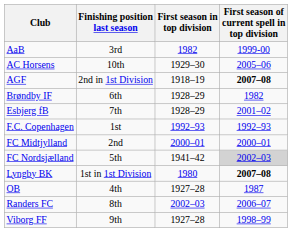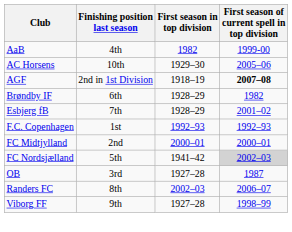(116, 49) 3rd -> (116, 49) 4th
- row: (29, 173)
(116, 188) 4th -> (116, 173) 3rd
